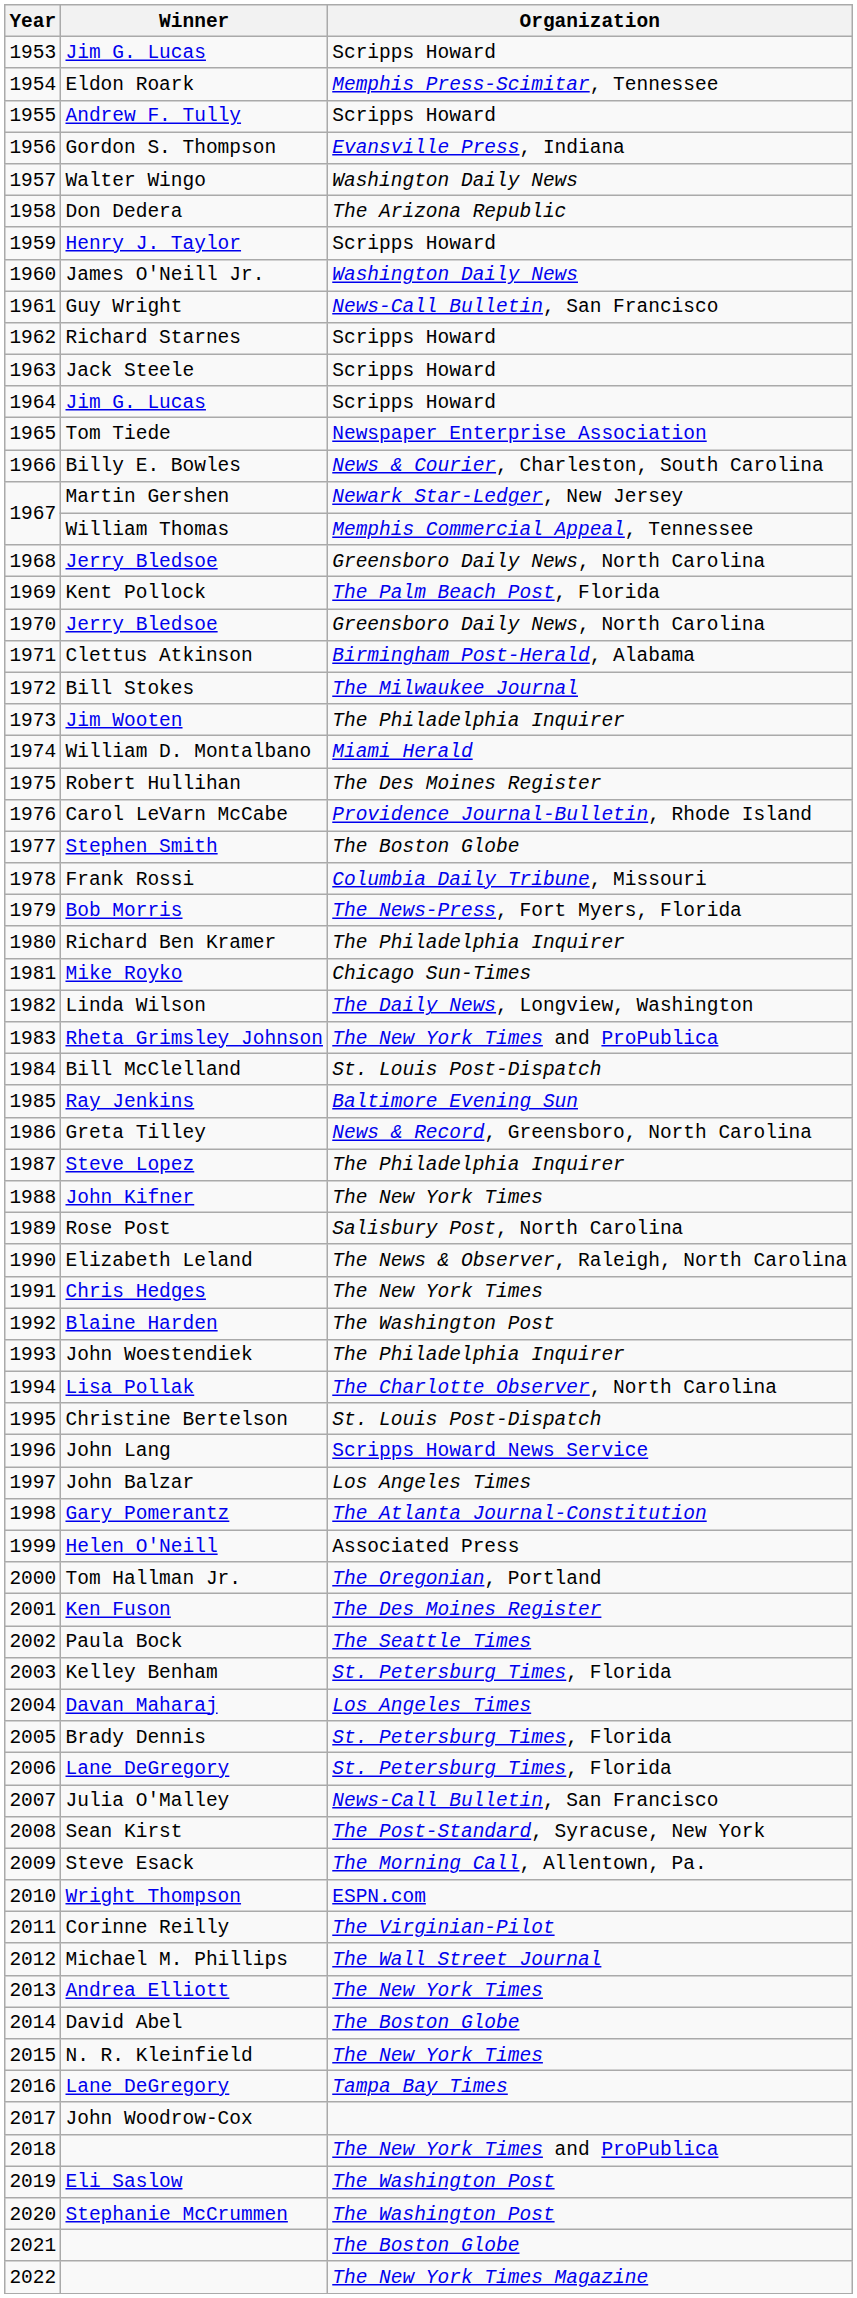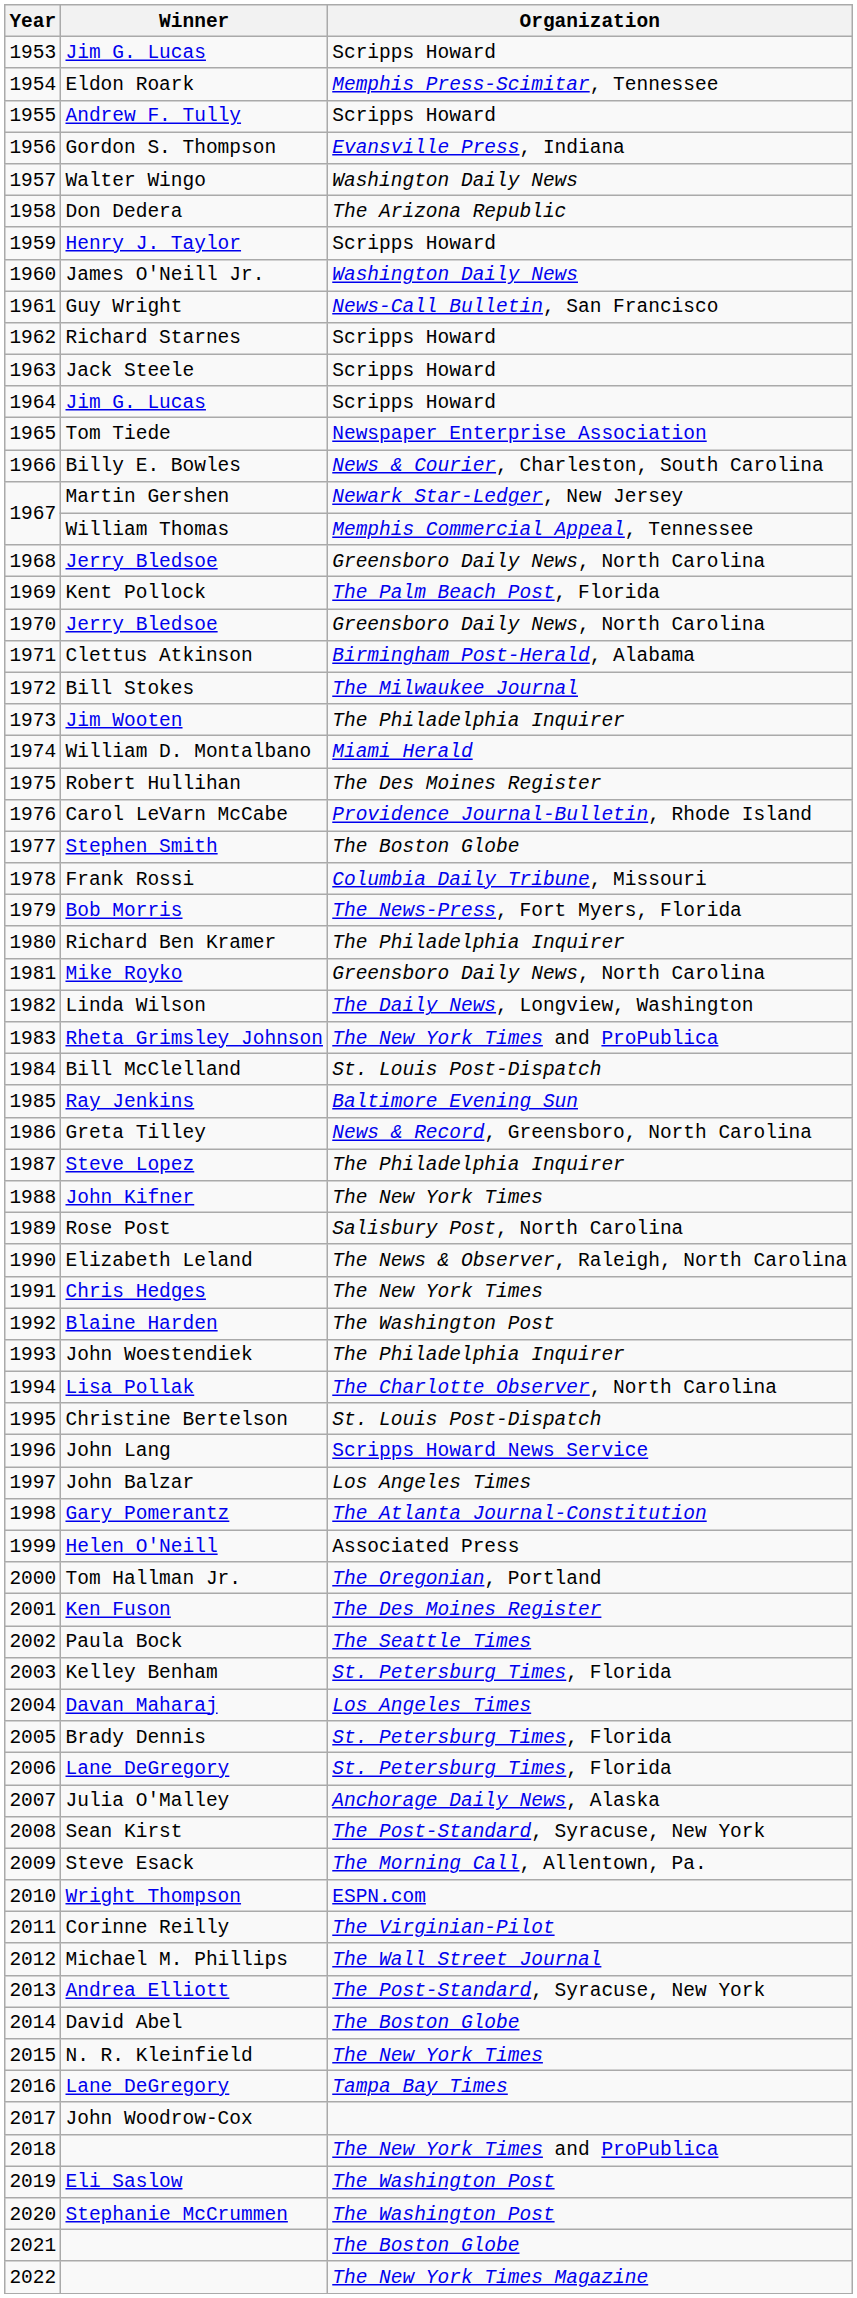(432, 974) Chicago Sun-Times -> (549, 974) Greensboro Daily News, North Carolina
(525, 1800) News-Call Bulletin, San Francisco -> (496, 1800) Anchorage Daily News, Alaska
(438, 1991) The New York Times -> (549, 1991) The Post-Standard, Syracuse, New York
